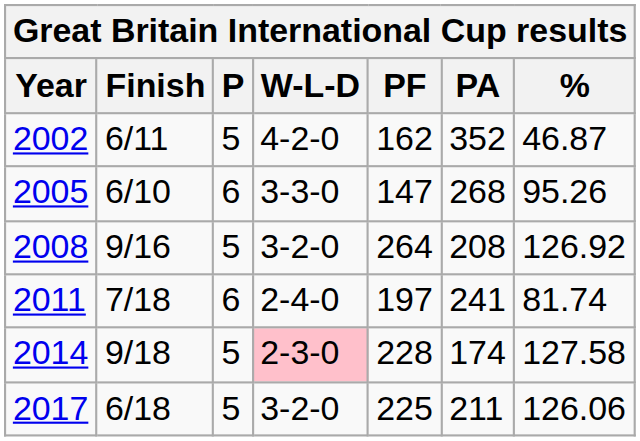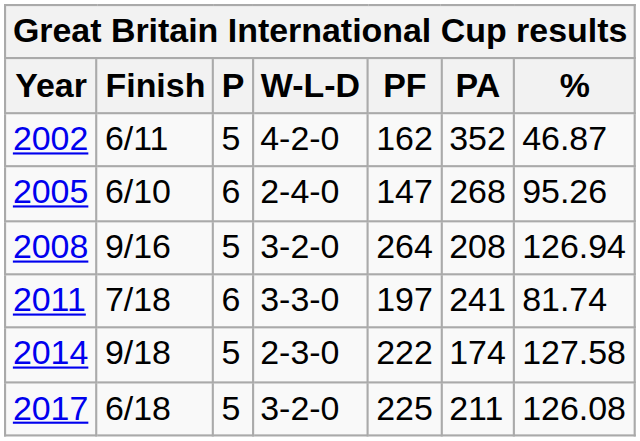(300, 192) 3-3-0 -> (300, 192) 2-4-0
(574, 246) 126.92 -> (574, 246) 126.94
(300, 300) 2-4-0 -> (300, 300) 3-3-0
(300, 354) pink background -> (300, 354) no background
(405, 354) 228 -> (405, 354) 222
(574, 407) 126.06 -> (574, 407) 126.08
